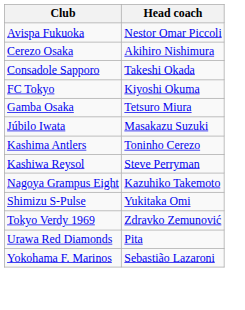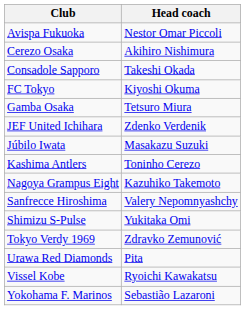+ row: (55, 126)
- row: (46, 164)
+ row: (57, 201)
+ row: (36, 276)
